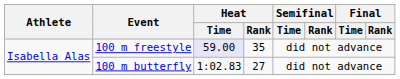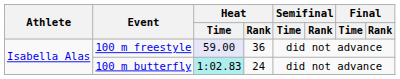(259, 48) 35 -> (259, 48) 36
(219, 66) no background -> (219, 66) paleturquoise background
(259, 66) 27 -> (259, 66) 24
